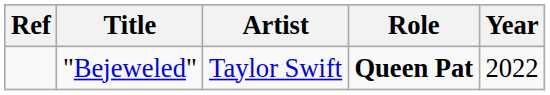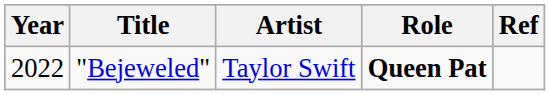columns swapped: (512, 25) <-> (31, 25)
